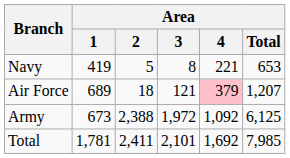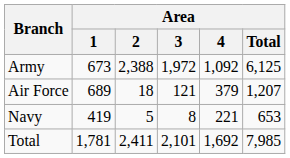rows swapped: (26, 116) <-> (25, 66)
(227, 91) pink background -> (227, 91) no background
